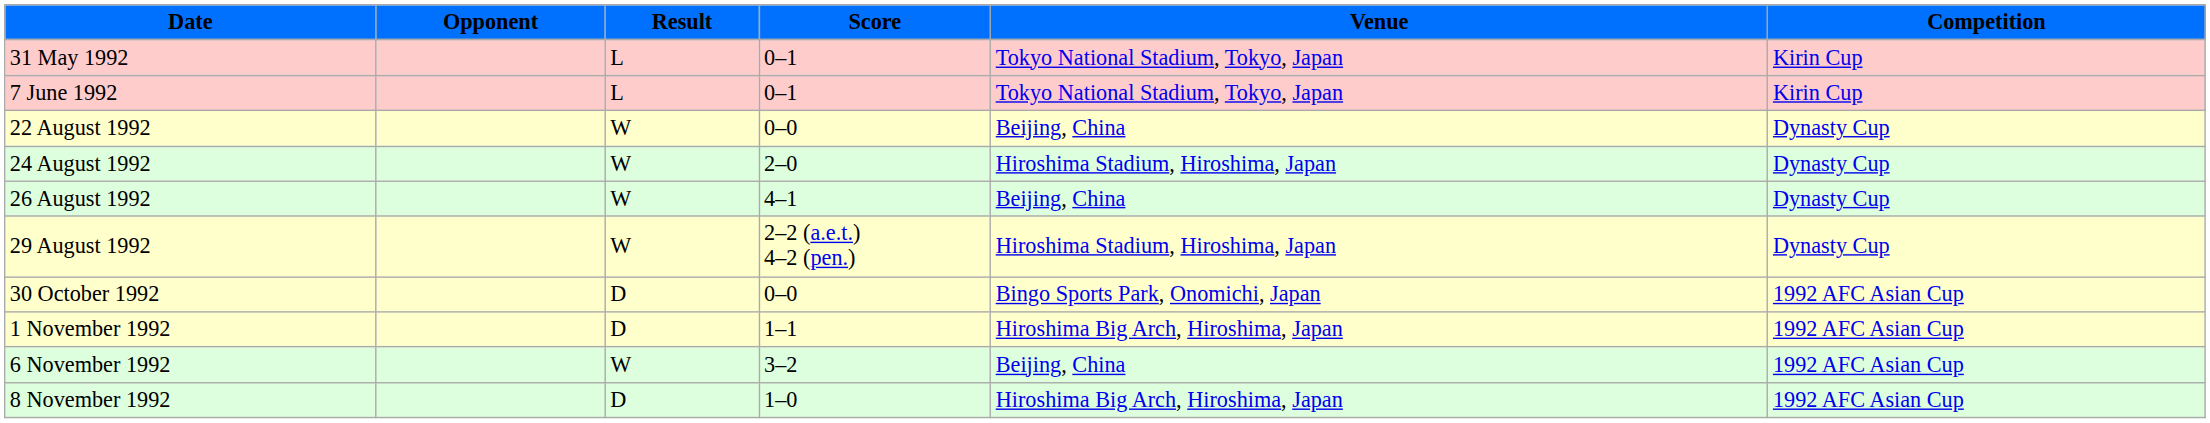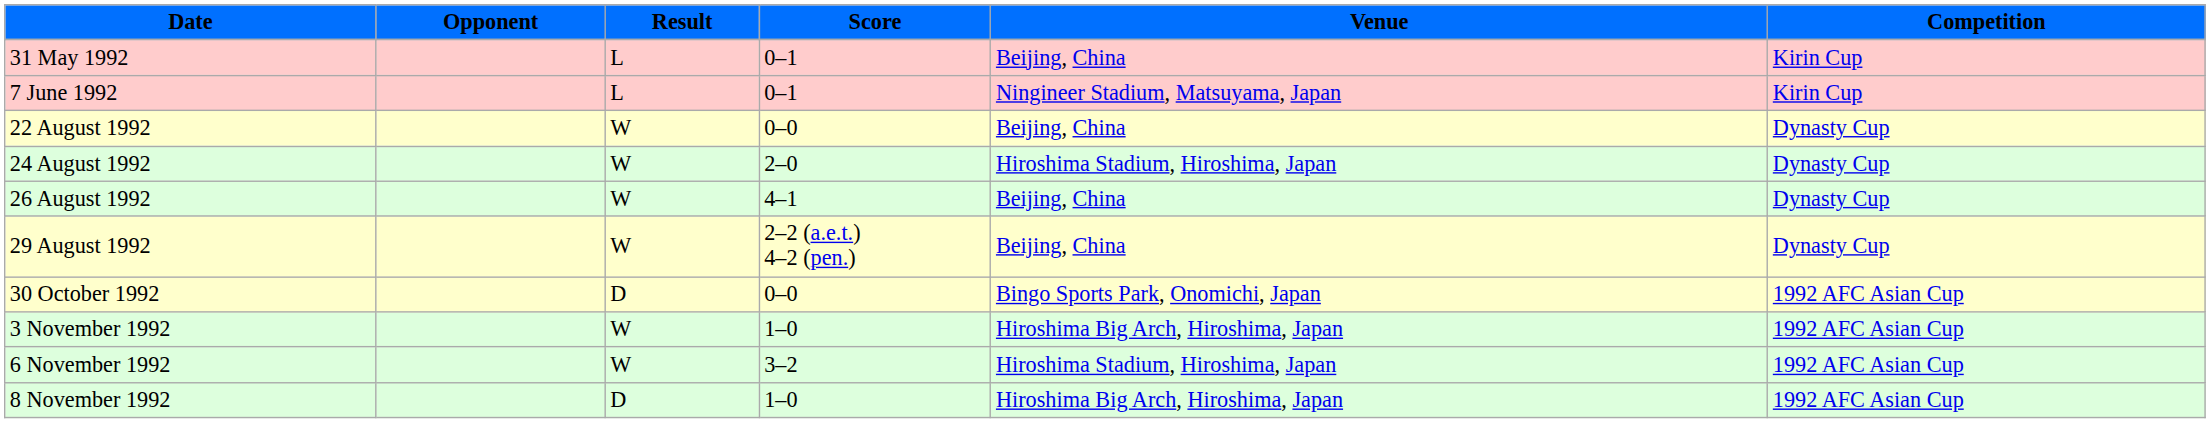(1169, 57) Tokyo National Stadium, Tokyo, Japan -> (1061, 57) Beijing, China
(1169, 92) Tokyo National Stadium, Tokyo, Japan -> (1169, 92) Ningineer Stadium, Matsuyama, Japan
(1166, 246) Hiroshima Stadium, Hiroshima, Japan -> (1061, 246) Beijing, China
- row: (90, 329)
+ row: (90, 329)
(1061, 364) Beijing, China -> (1166, 364) Hiroshima Stadium, Hiroshima, Japan
